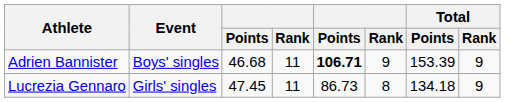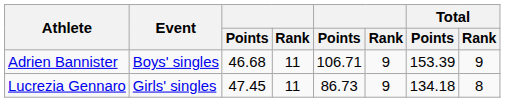(339, 62) bold -> (339, 62) normal
(386, 86) 8 -> (386, 86) 9
(479, 86) 9 -> (479, 86) 8
